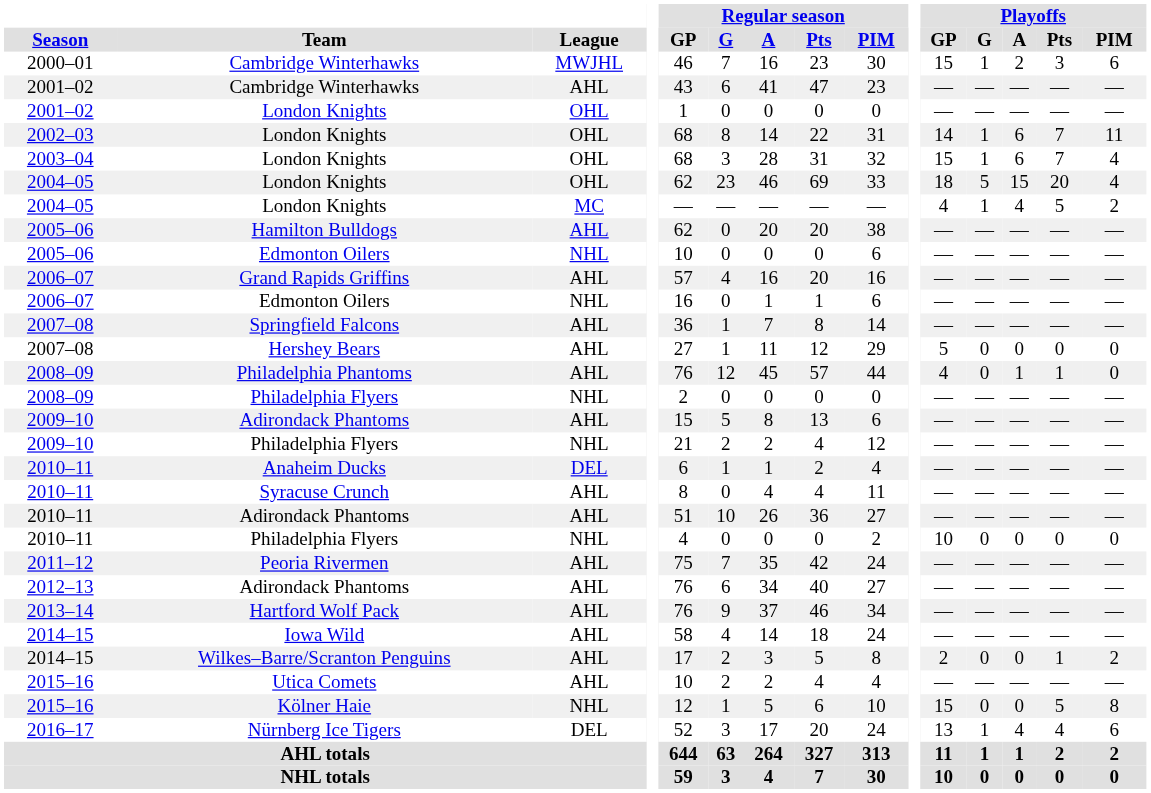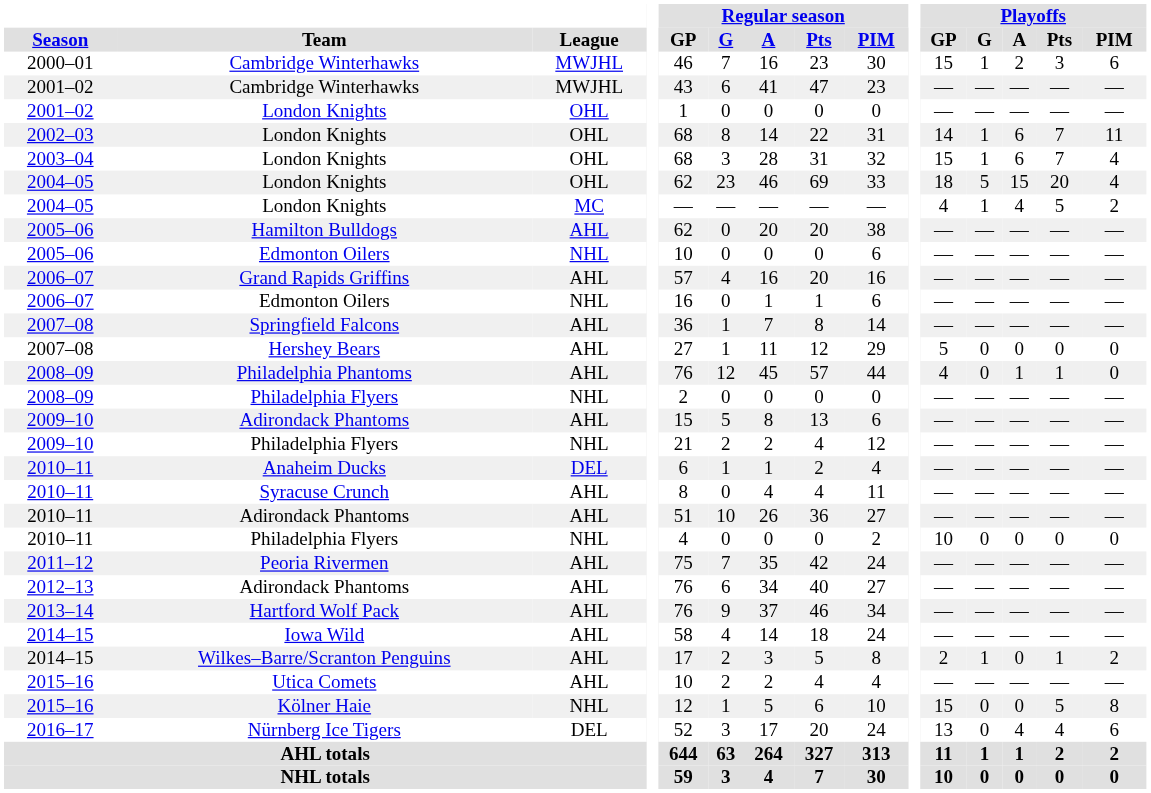(589, 87) AHL -> (589, 87) MWJHL
(984, 658) 0 -> (984, 658) 1
(984, 729) 1 -> (984, 729) 0
